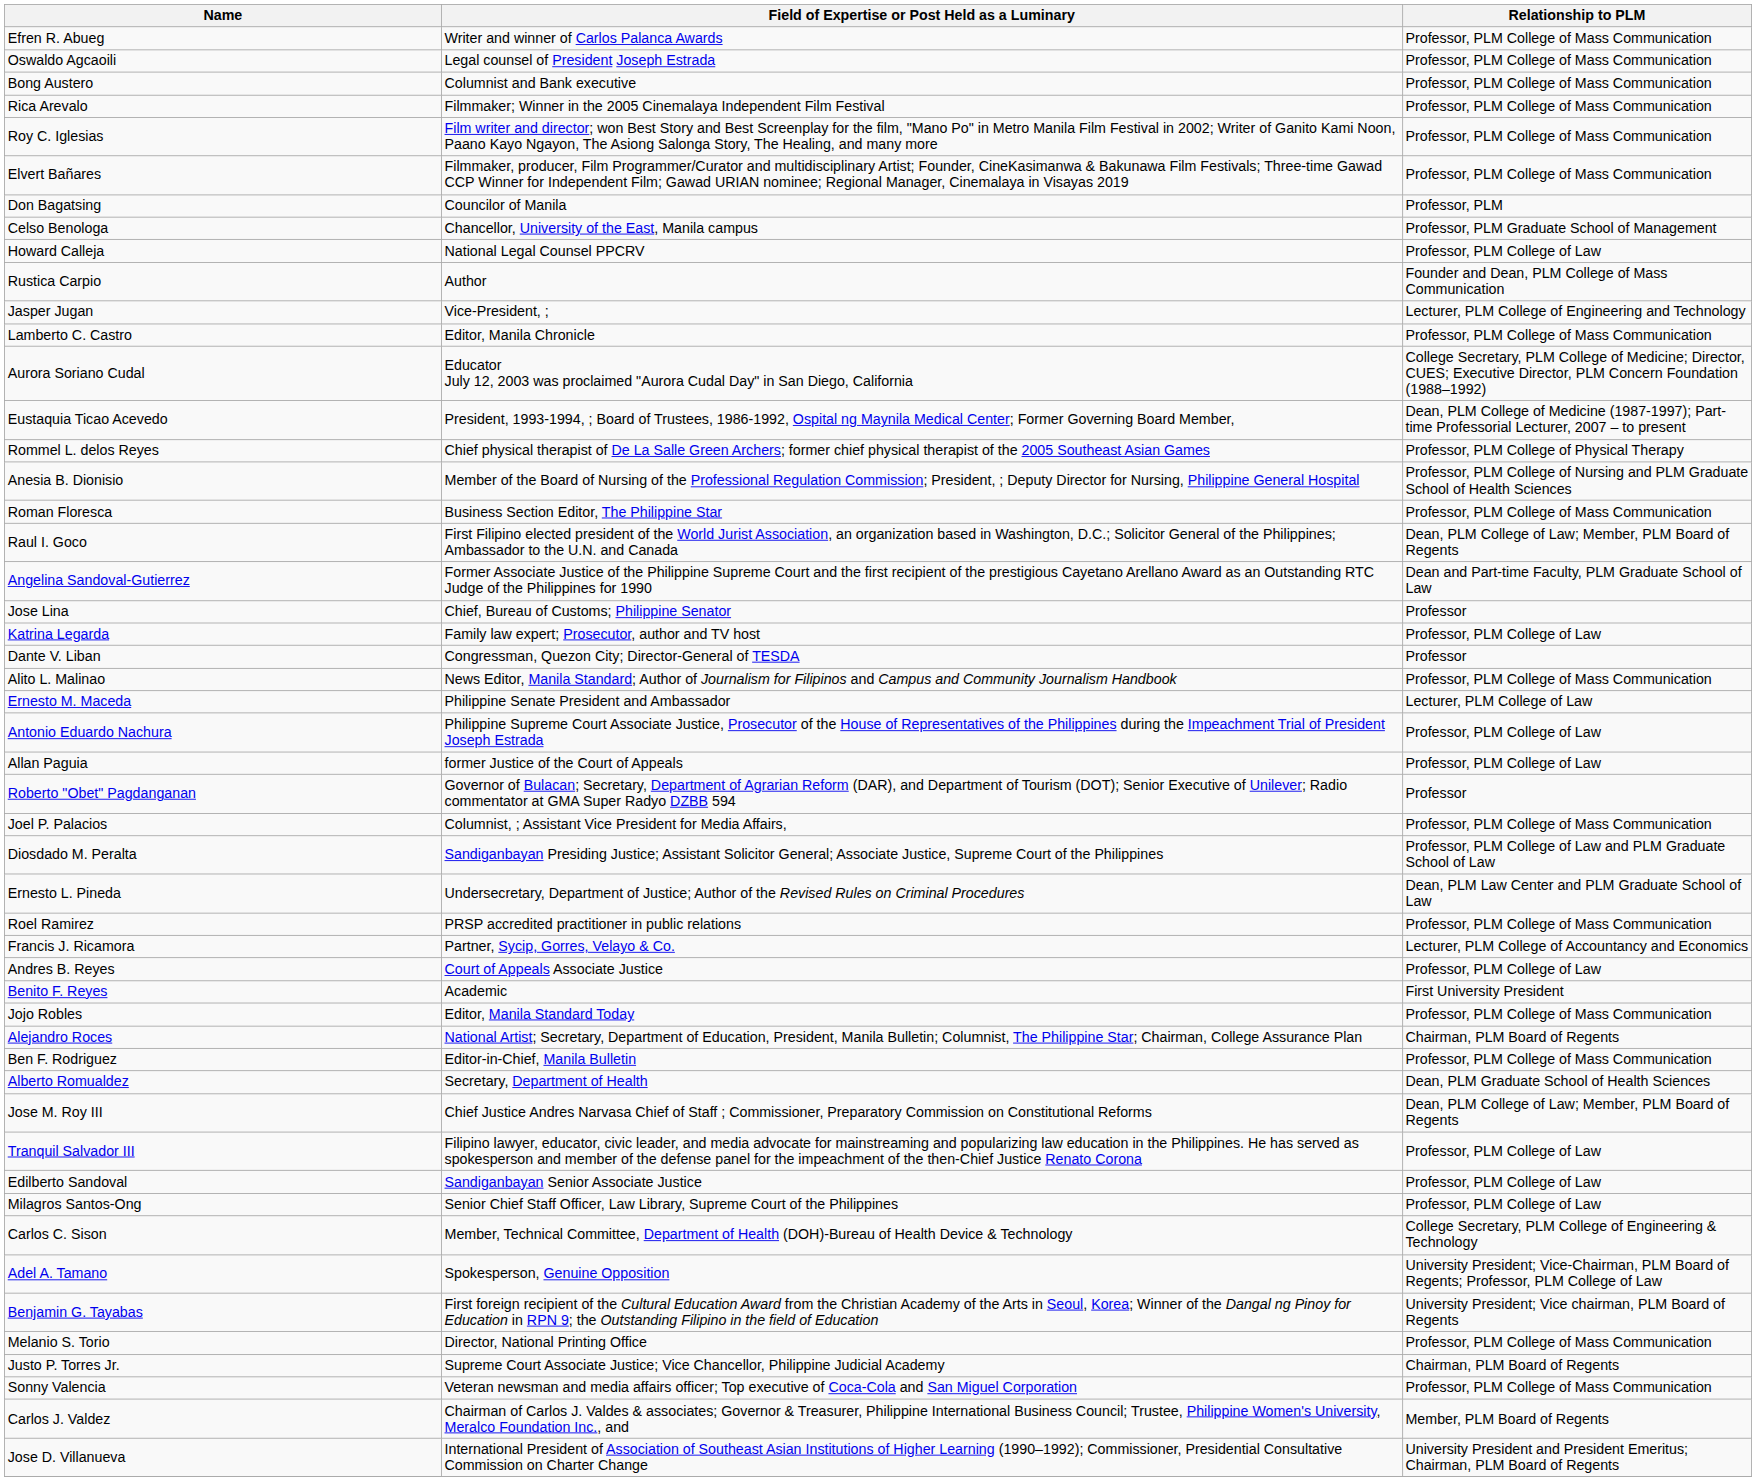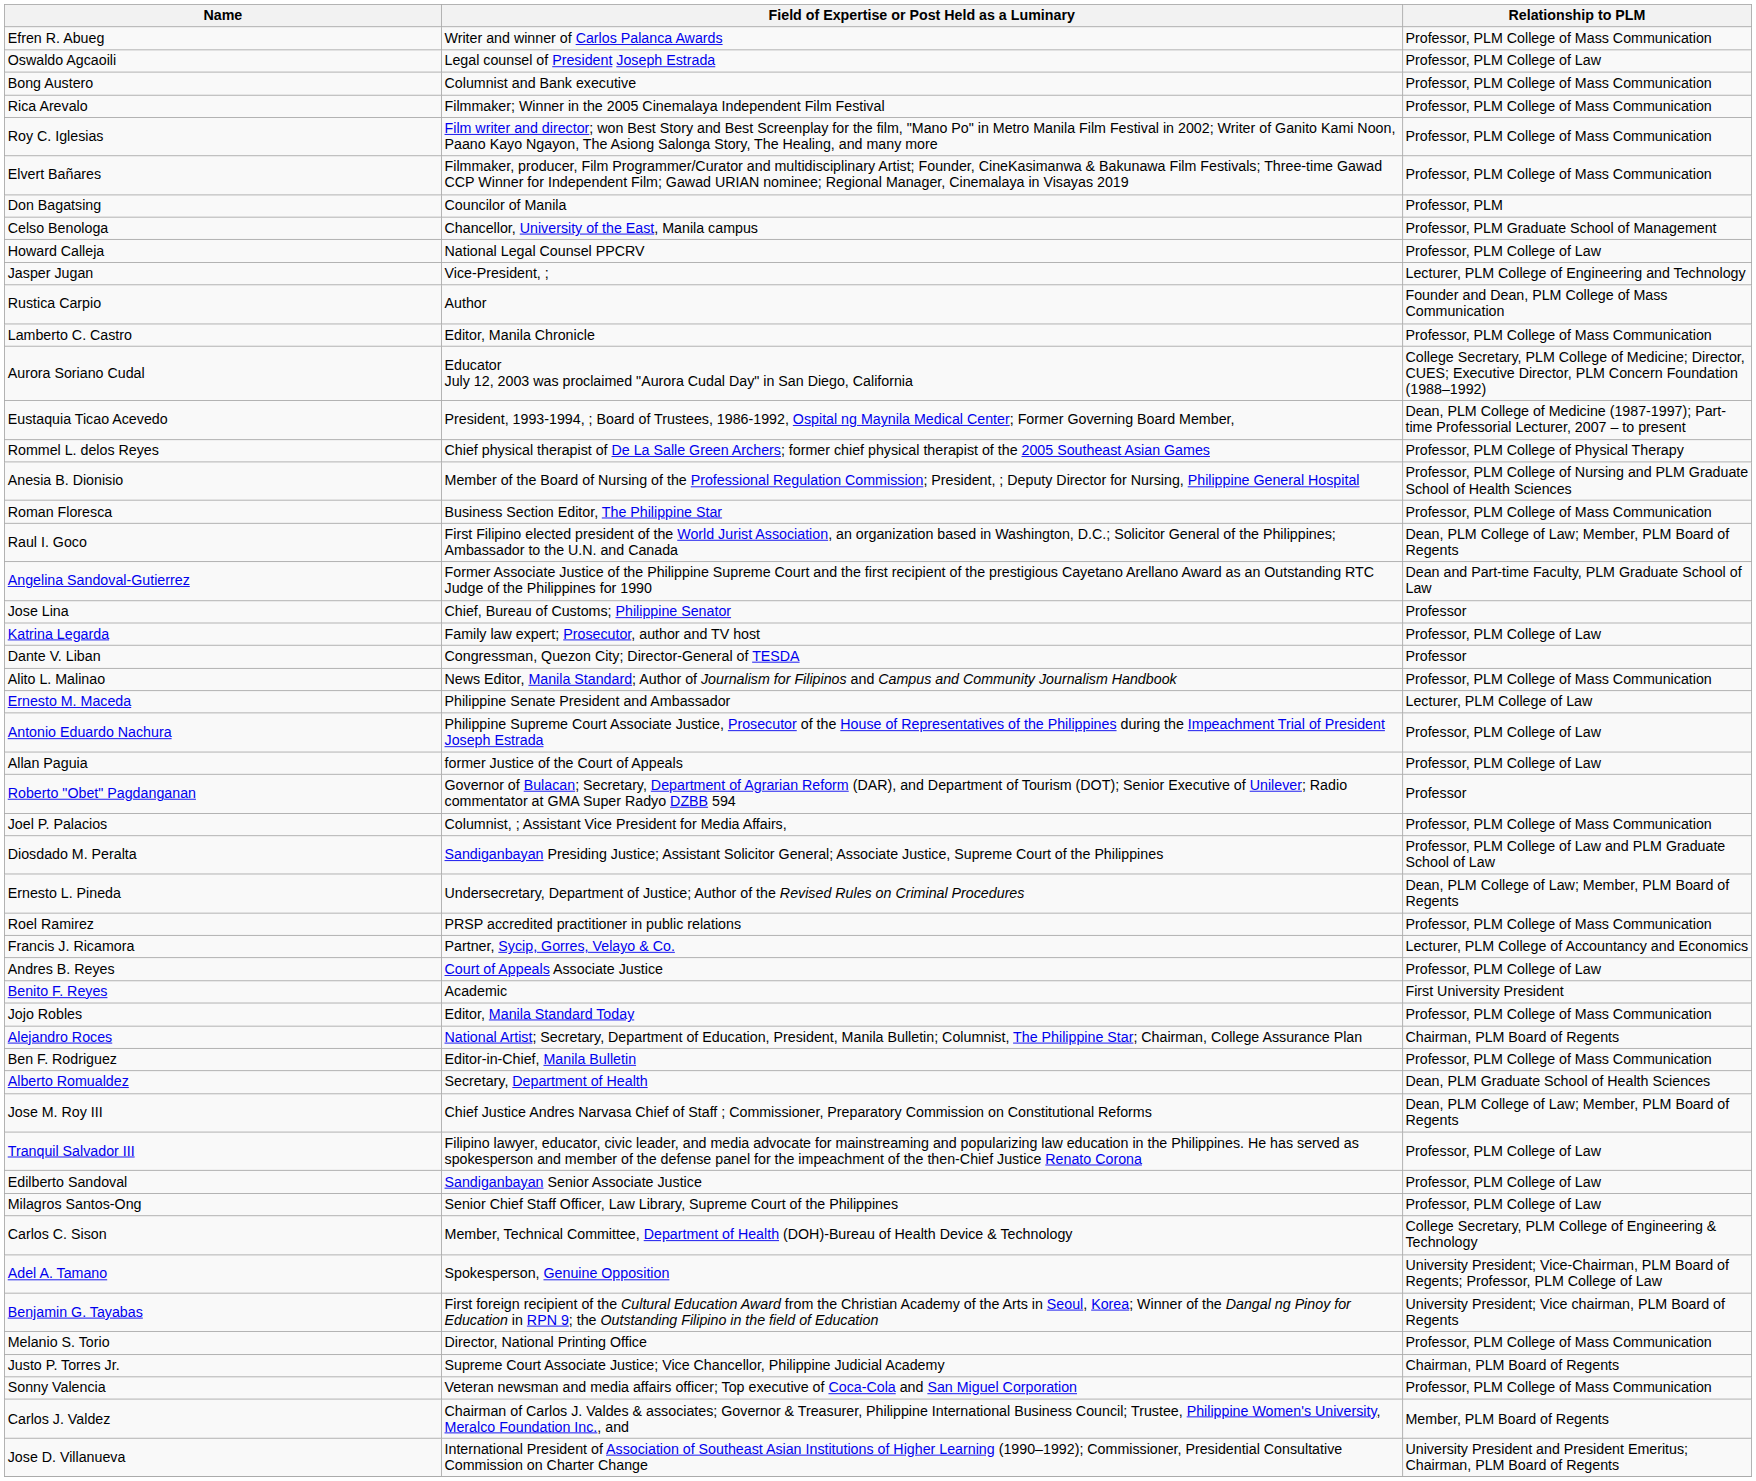(1559, 60) Professor, PLM College of Mass Communication -> (1503, 60) Professor, PLM College of Law
rows swapped: (54, 281) <-> (50, 312)
(1573, 893) Dean, PLM Law Center and PLM Graduate School of Law -> (1567, 893) Dean, PLM College of Law; Member, PLM Board of Regents
